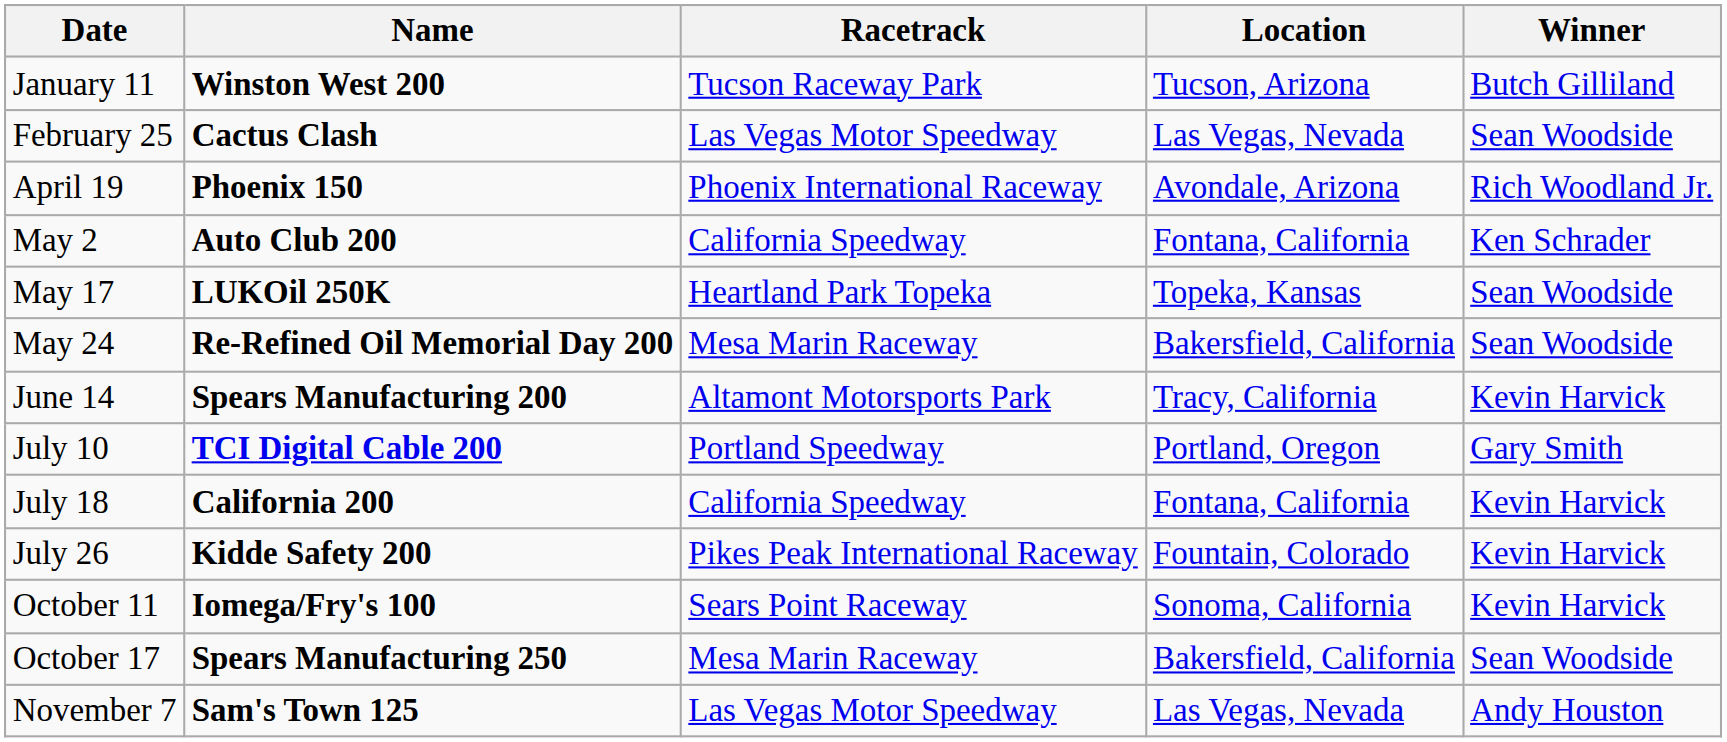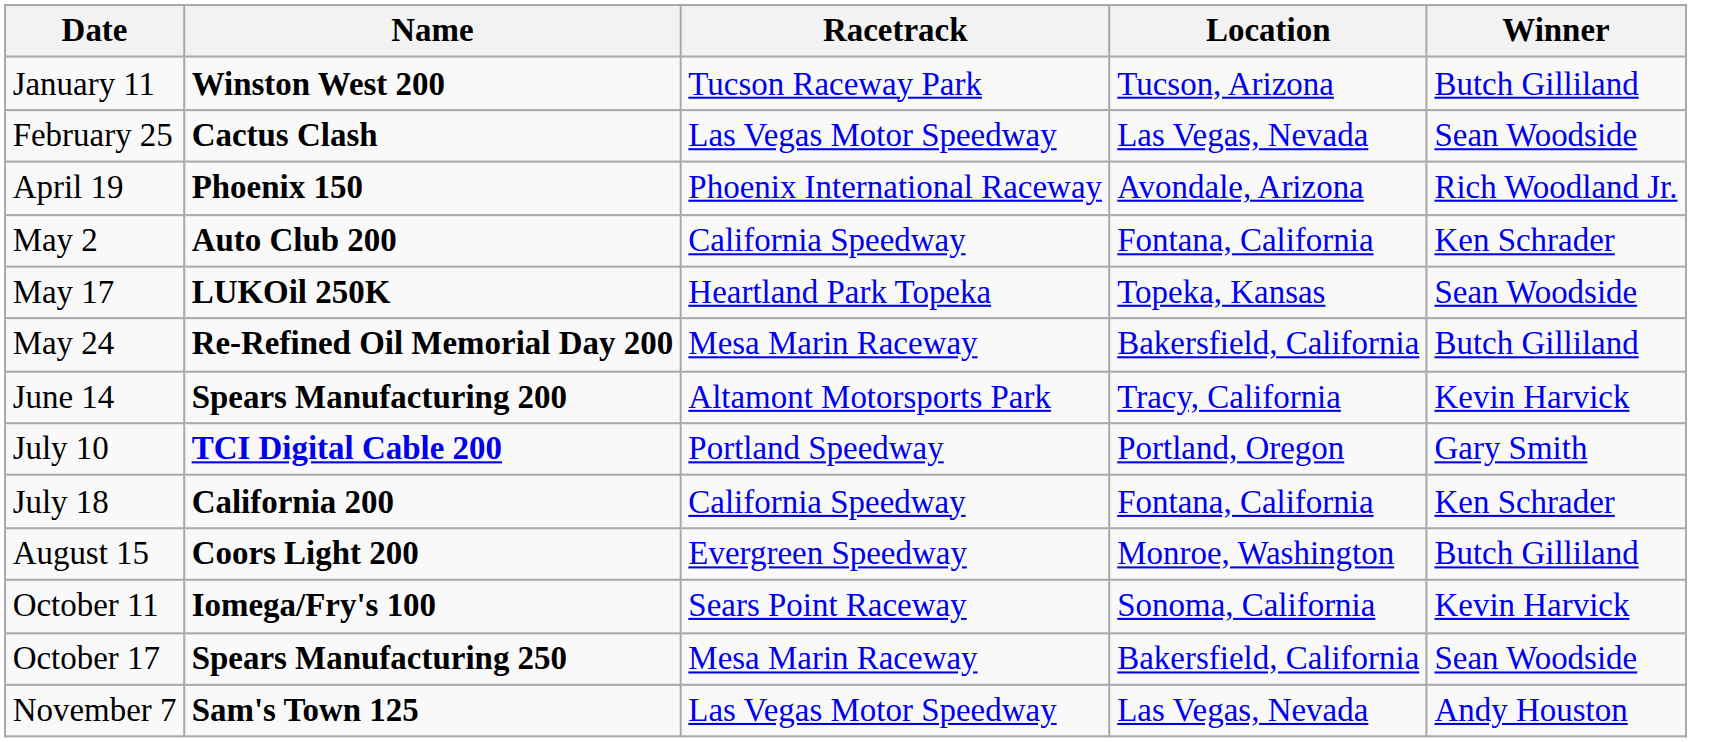(1572, 344) Sean Woodside -> (1537, 344) Butch Gilliland
(1568, 501) Kevin Harvick -> (1525, 501) Ken Schrader
- row: (61, 553)
+ row: (81, 553)
